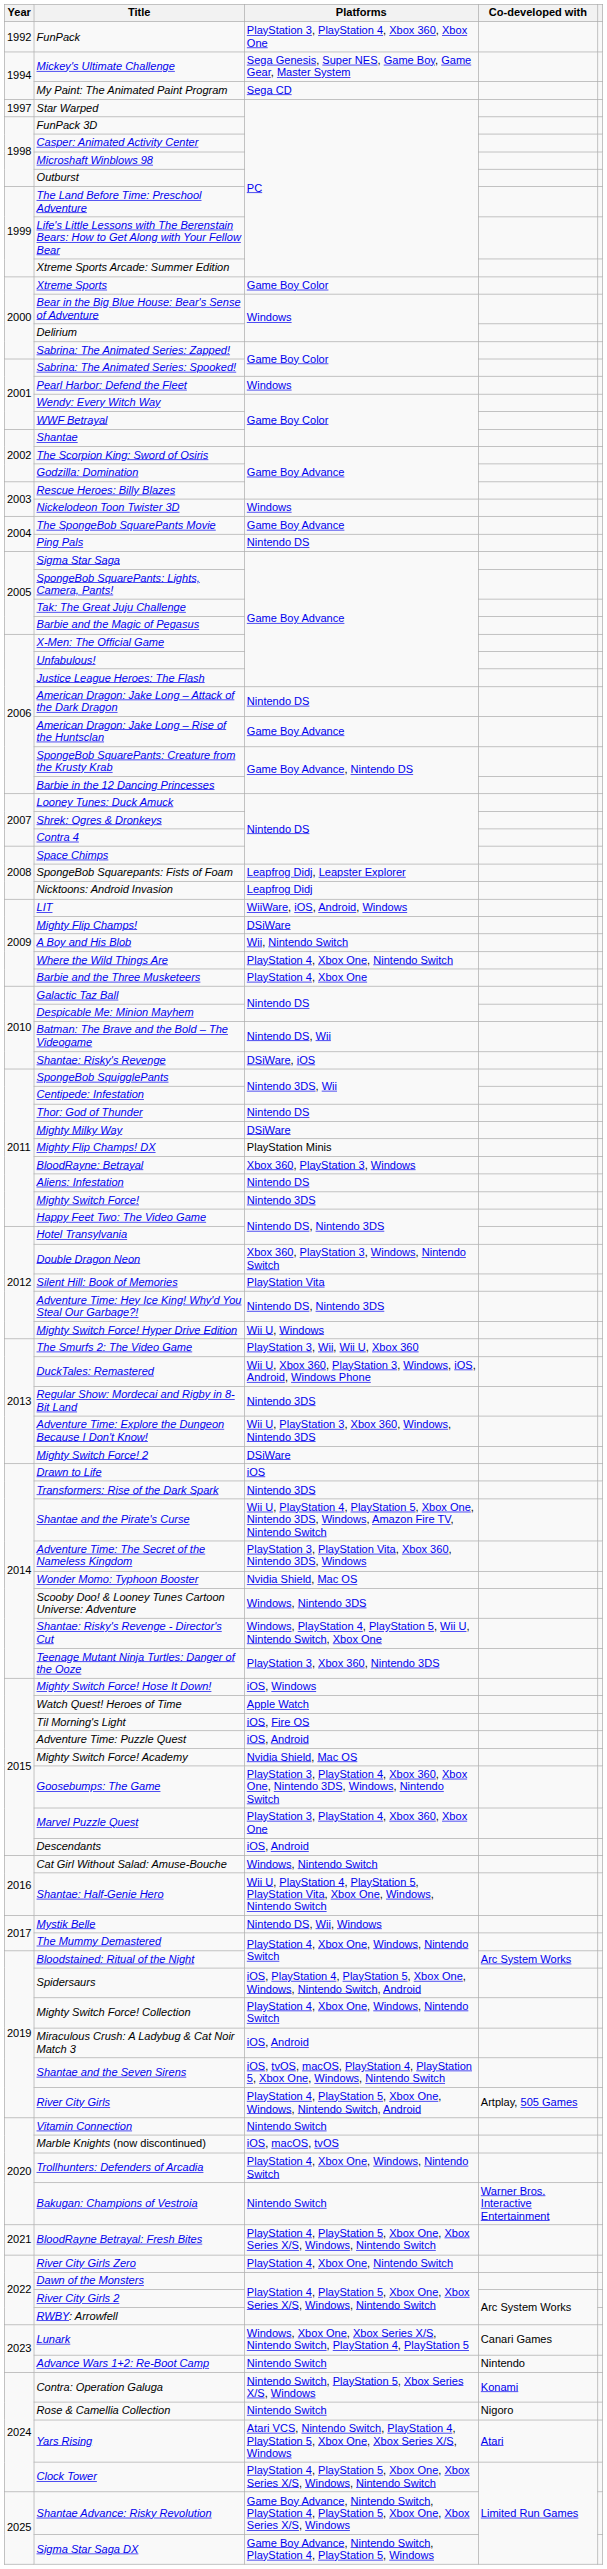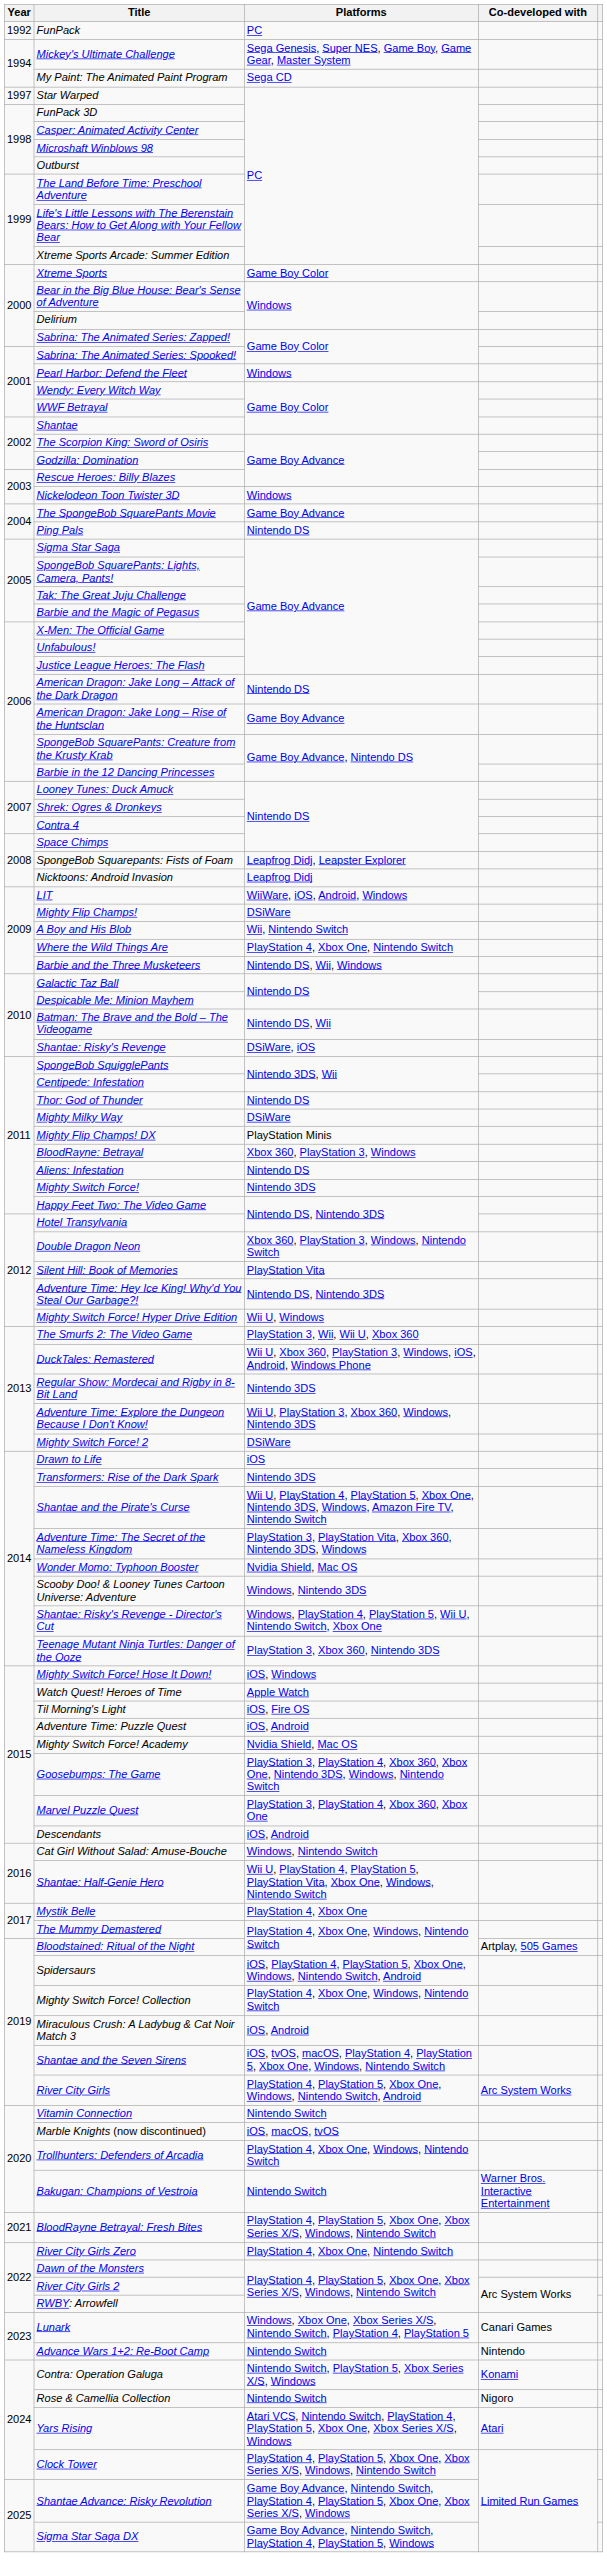(357, 36) PlayStation 3, PlayStation 4, Xbox 360, Xbox One -> (254, 30) PC
(307, 977) PlayStation 4, Xbox One -> (314, 965) Nintendo DS, Wii, Windows
(314, 1924) Nintendo DS, Wii, Windows -> (307, 1911) PlayStation 4, Xbox One
(526, 1959) Arc System Works -> (529, 1946) Artplay, 505 Games
(529, 2102) Artplay, 505 Games -> (526, 2090) Arc System Works
